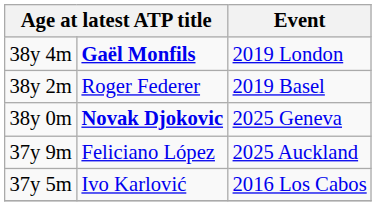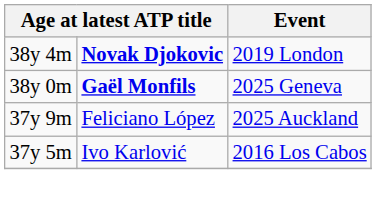(138, 53) Gaël Monfils -> (152, 53) Novak Djokovic
- row: (41, 86)
(152, 119) Novak Djokovic -> (138, 86) Gaël Monfils
